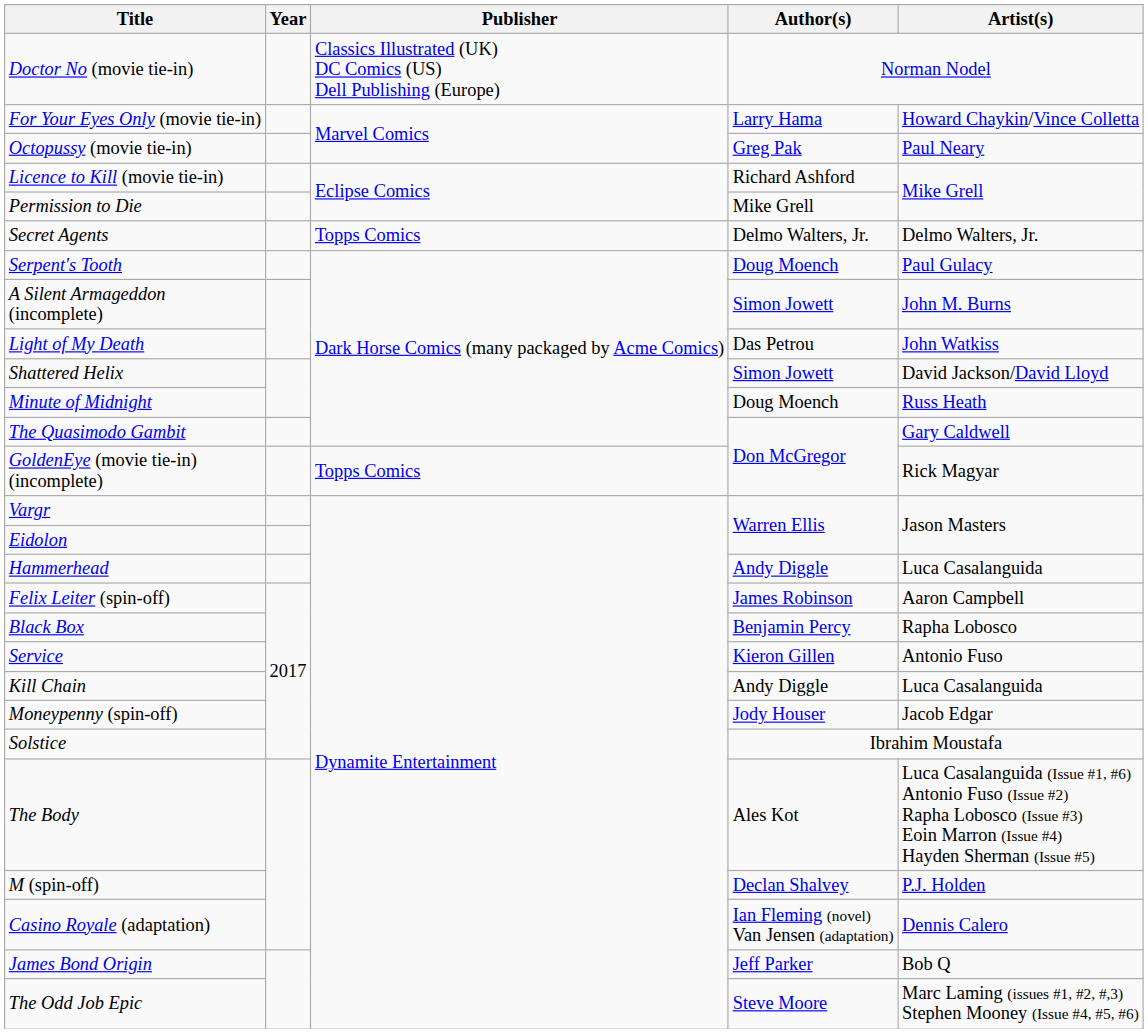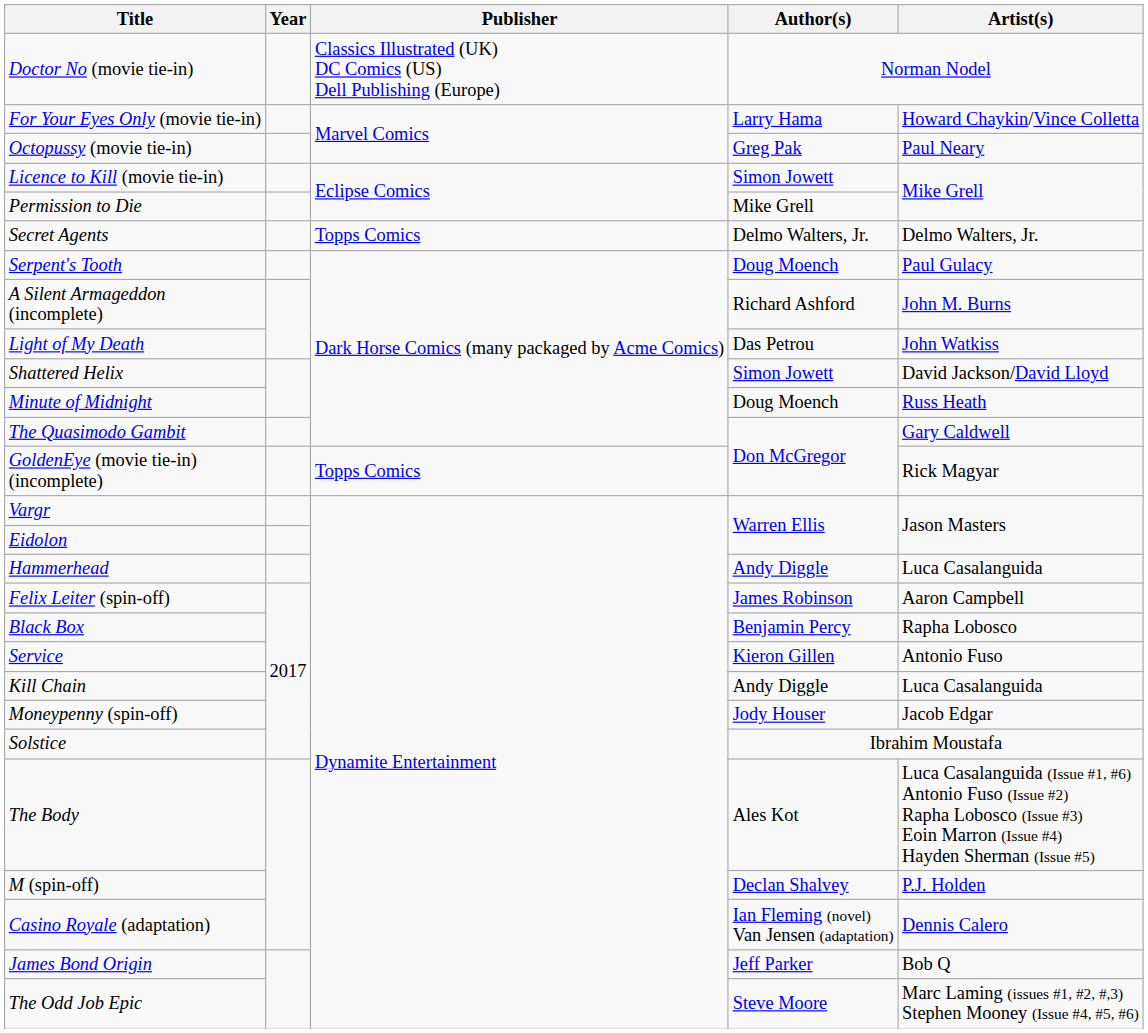(794, 177) Richard Ashford -> (783, 177) Simon Jowett
(783, 304) Simon Jowett -> (794, 304) Richard Ashford
